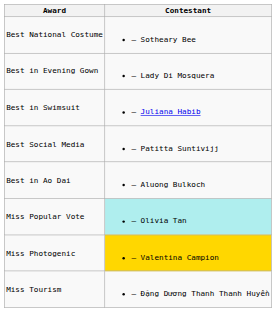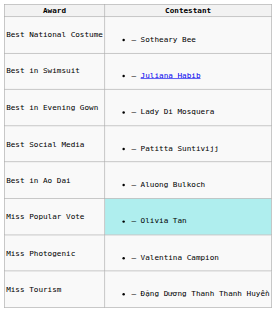rows swapped: (52, 72) <-> (43, 108)
(188, 258) gold background -> (188, 258) no background
